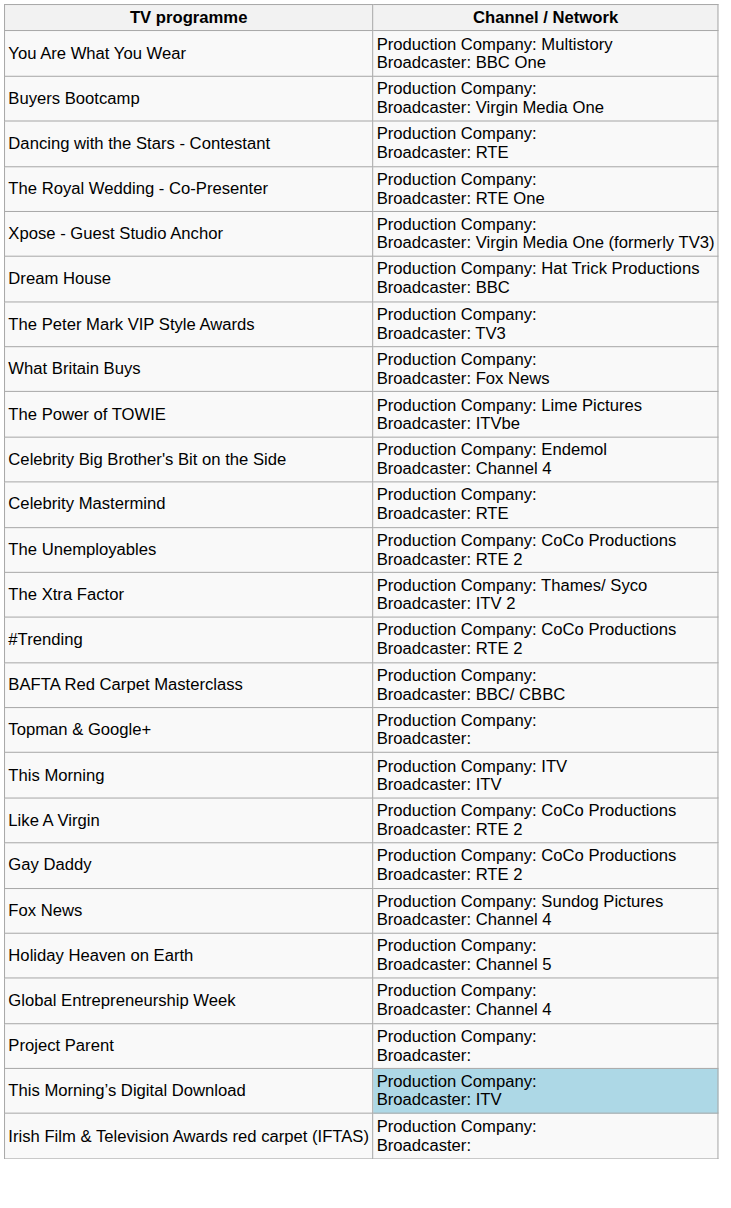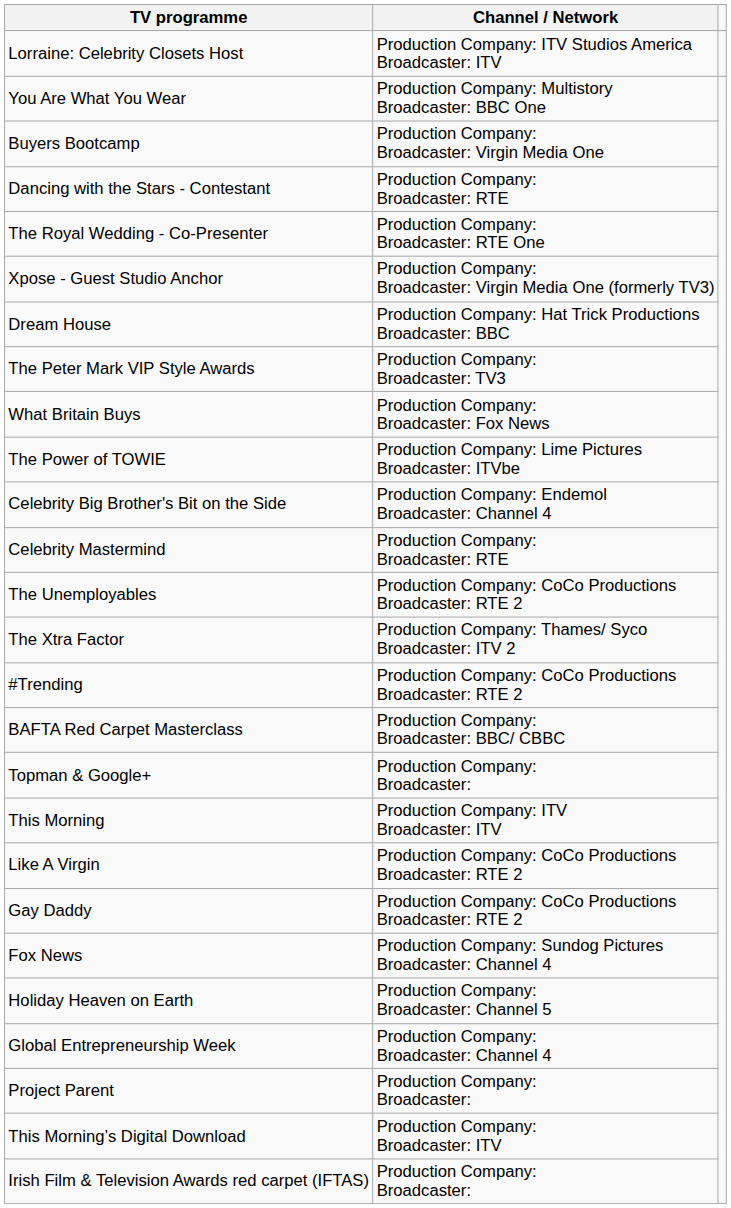+ row: (126, 53)
(457, 1090) lightblue background -> (457, 1136) no background
